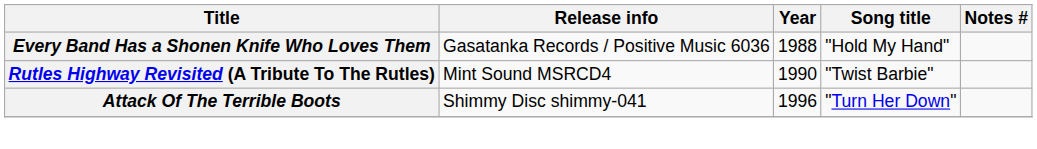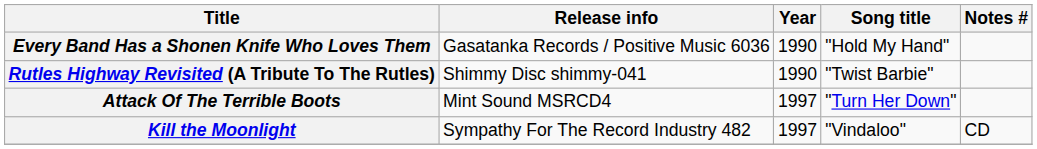(798, 46) 1988 -> (798, 46) 1990
(527, 74) Mint Sound MSRCD4 -> (545, 74) Shimmy Disc shimmy-041
(545, 102) Shimmy Disc shimmy-041 -> (527, 102) Mint Sound MSRCD4
(798, 102) 1996 -> (798, 102) 1997
+ row: (222, 130)
